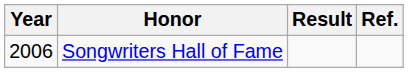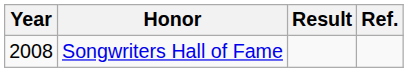(31, 51) 2006 -> (31, 51) 2008
